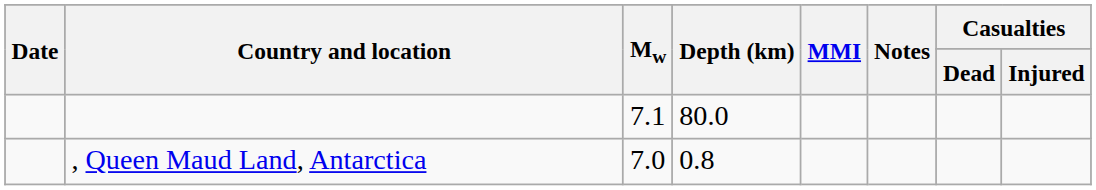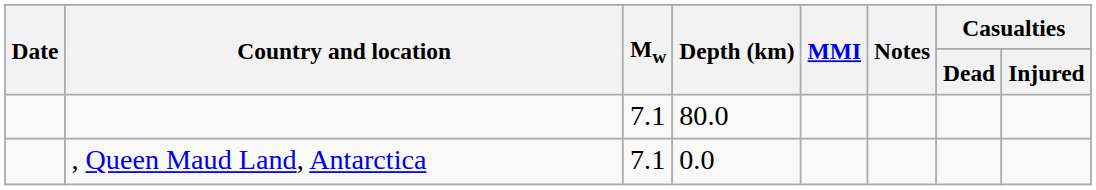(648, 160) 7.0 -> (648, 160) 7.1
(697, 160) 0.8 -> (697, 160) 0.0
